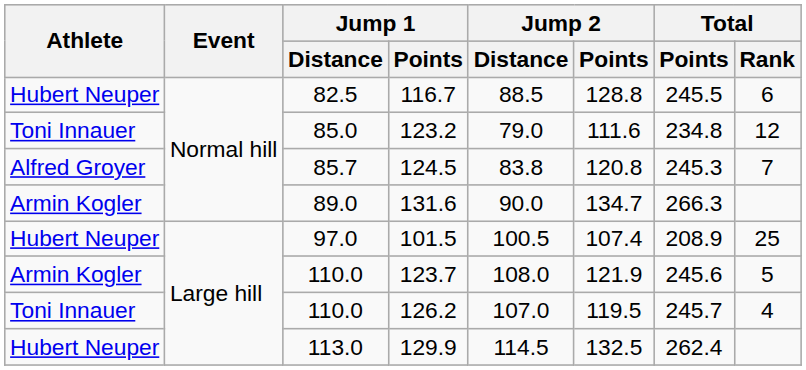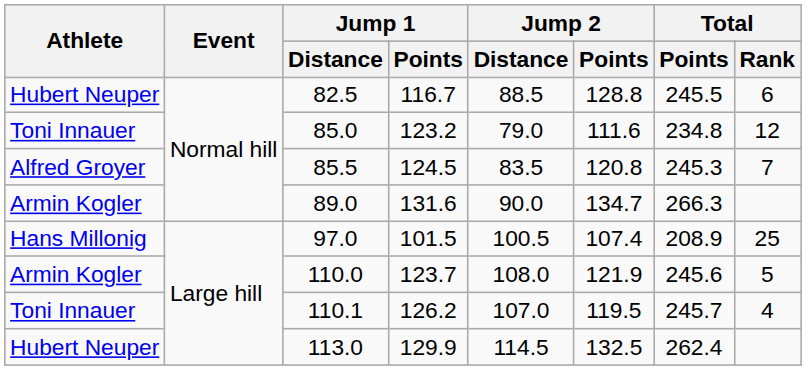(335, 167) 85.7 -> (335, 167) 85.5
(521, 167) 83.8 -> (521, 167) 83.5
(85, 239) Hubert Neuper -> (78, 239) Hans Millonig
(335, 311) 110.0 -> (335, 311) 110.1
